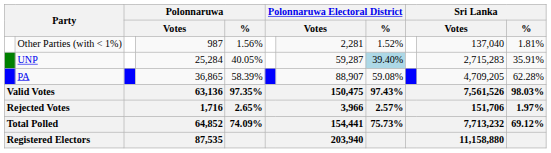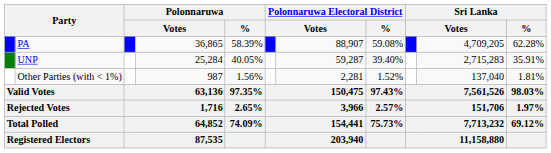rows swapped: (24, 76) <-> (70, 44)
(388, 60) lightblue background -> (388, 60) no background
